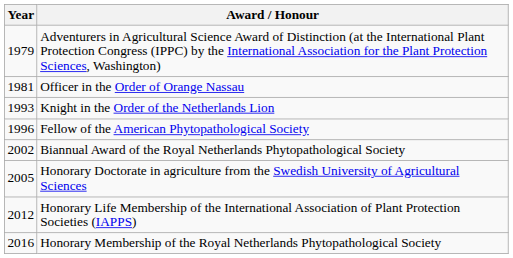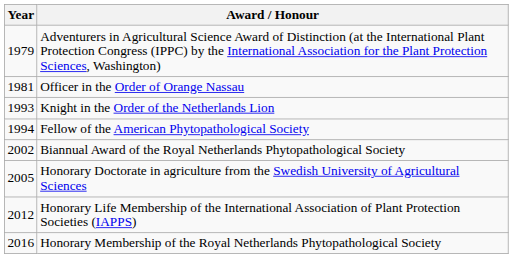(21, 129) 1996 -> (21, 129) 1994
